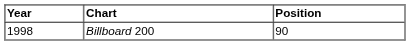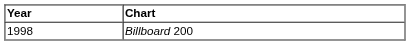- column: (298, 13)
